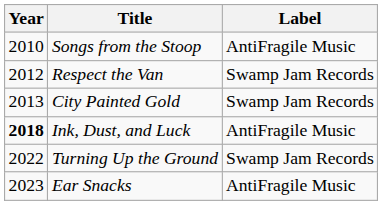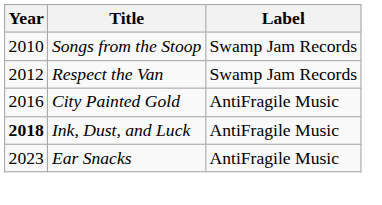(291, 46) AntiFragile Music -> (283, 46) Swamp Jam Records
(26, 102) 2013 -> (26, 102) 2016
(300, 102) Swamp Jam Records -> (274, 102) AntiFragile Music
- row: (135, 158)
